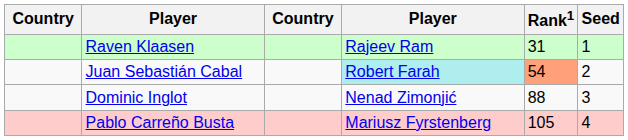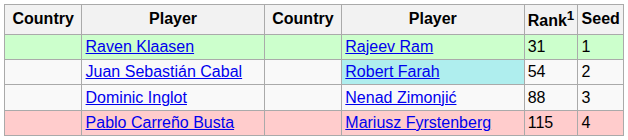(537, 72) lightsalmon background -> (537, 72) no background
(541, 123) 105 -> (540, 123) 115
